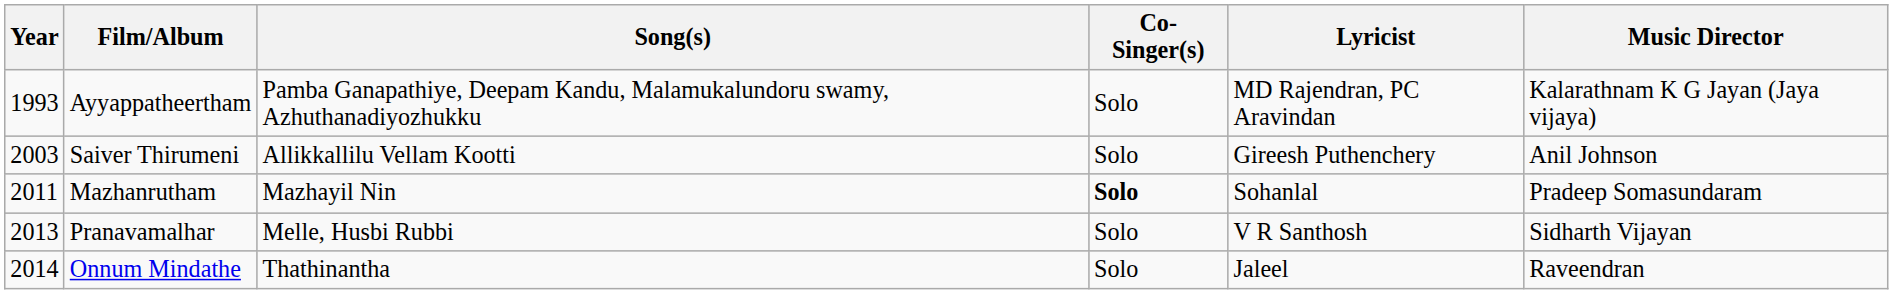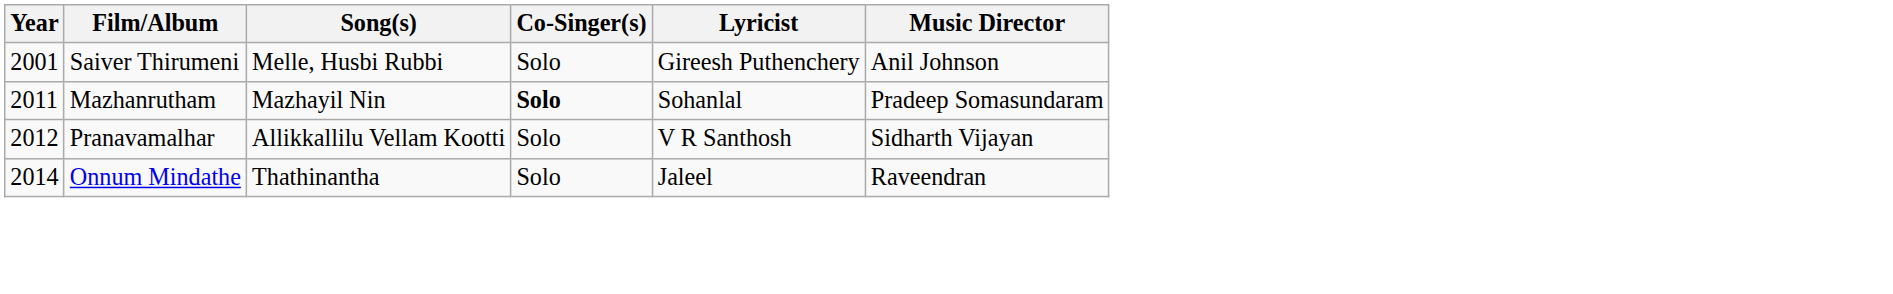- row: (161, 102)
(34, 154) 2003 -> (34, 61) 2001
(389, 154) Allikkallilu Vellam Kootti -> (348, 61) Melle, Husbi Rubbi
(34, 231) 2013 -> (34, 138) 2012
(358, 231) Melle, Husbi Rubbi -> (379, 138) Allikkallilu Vellam Kootti
